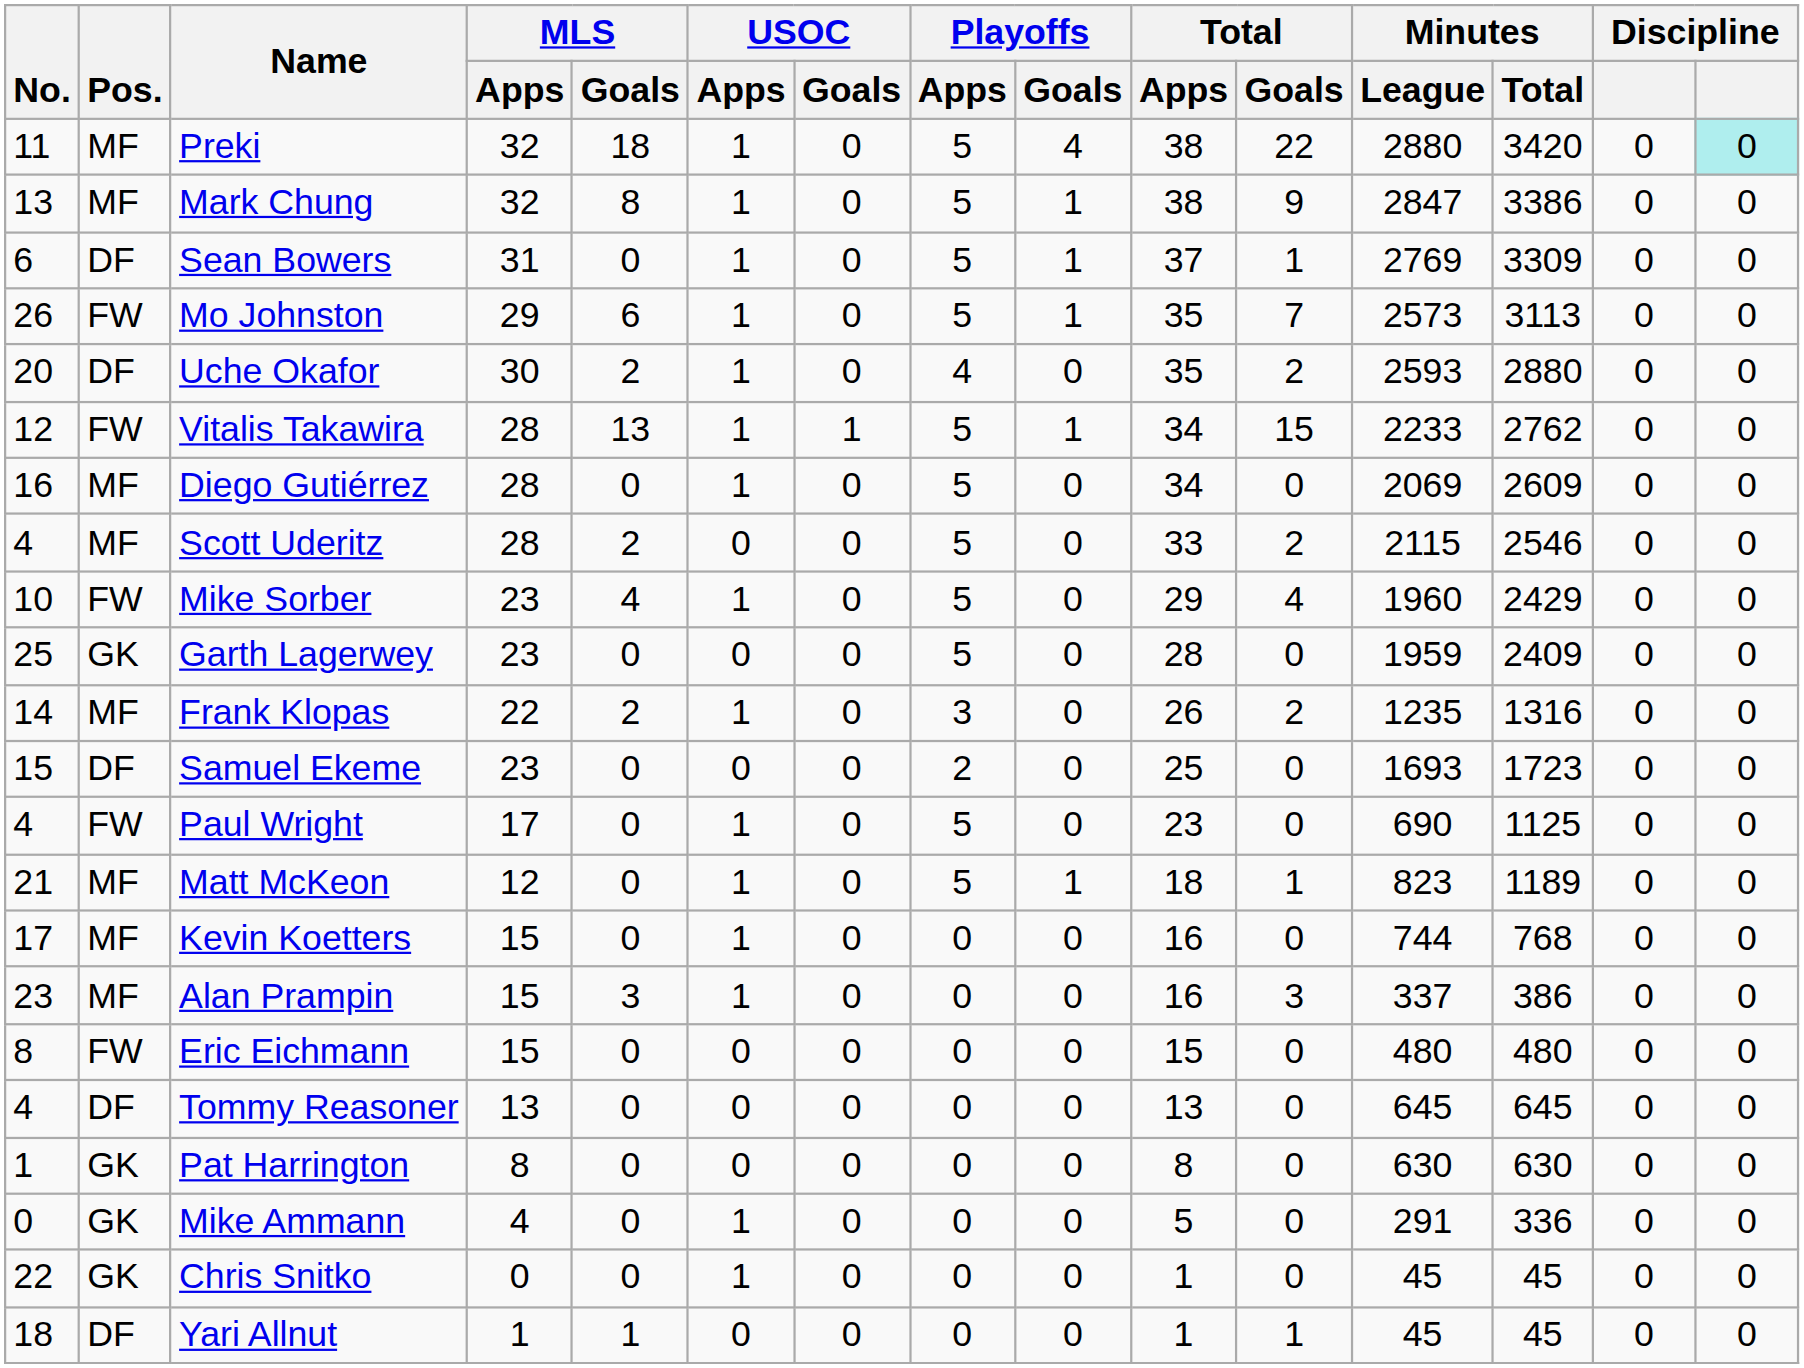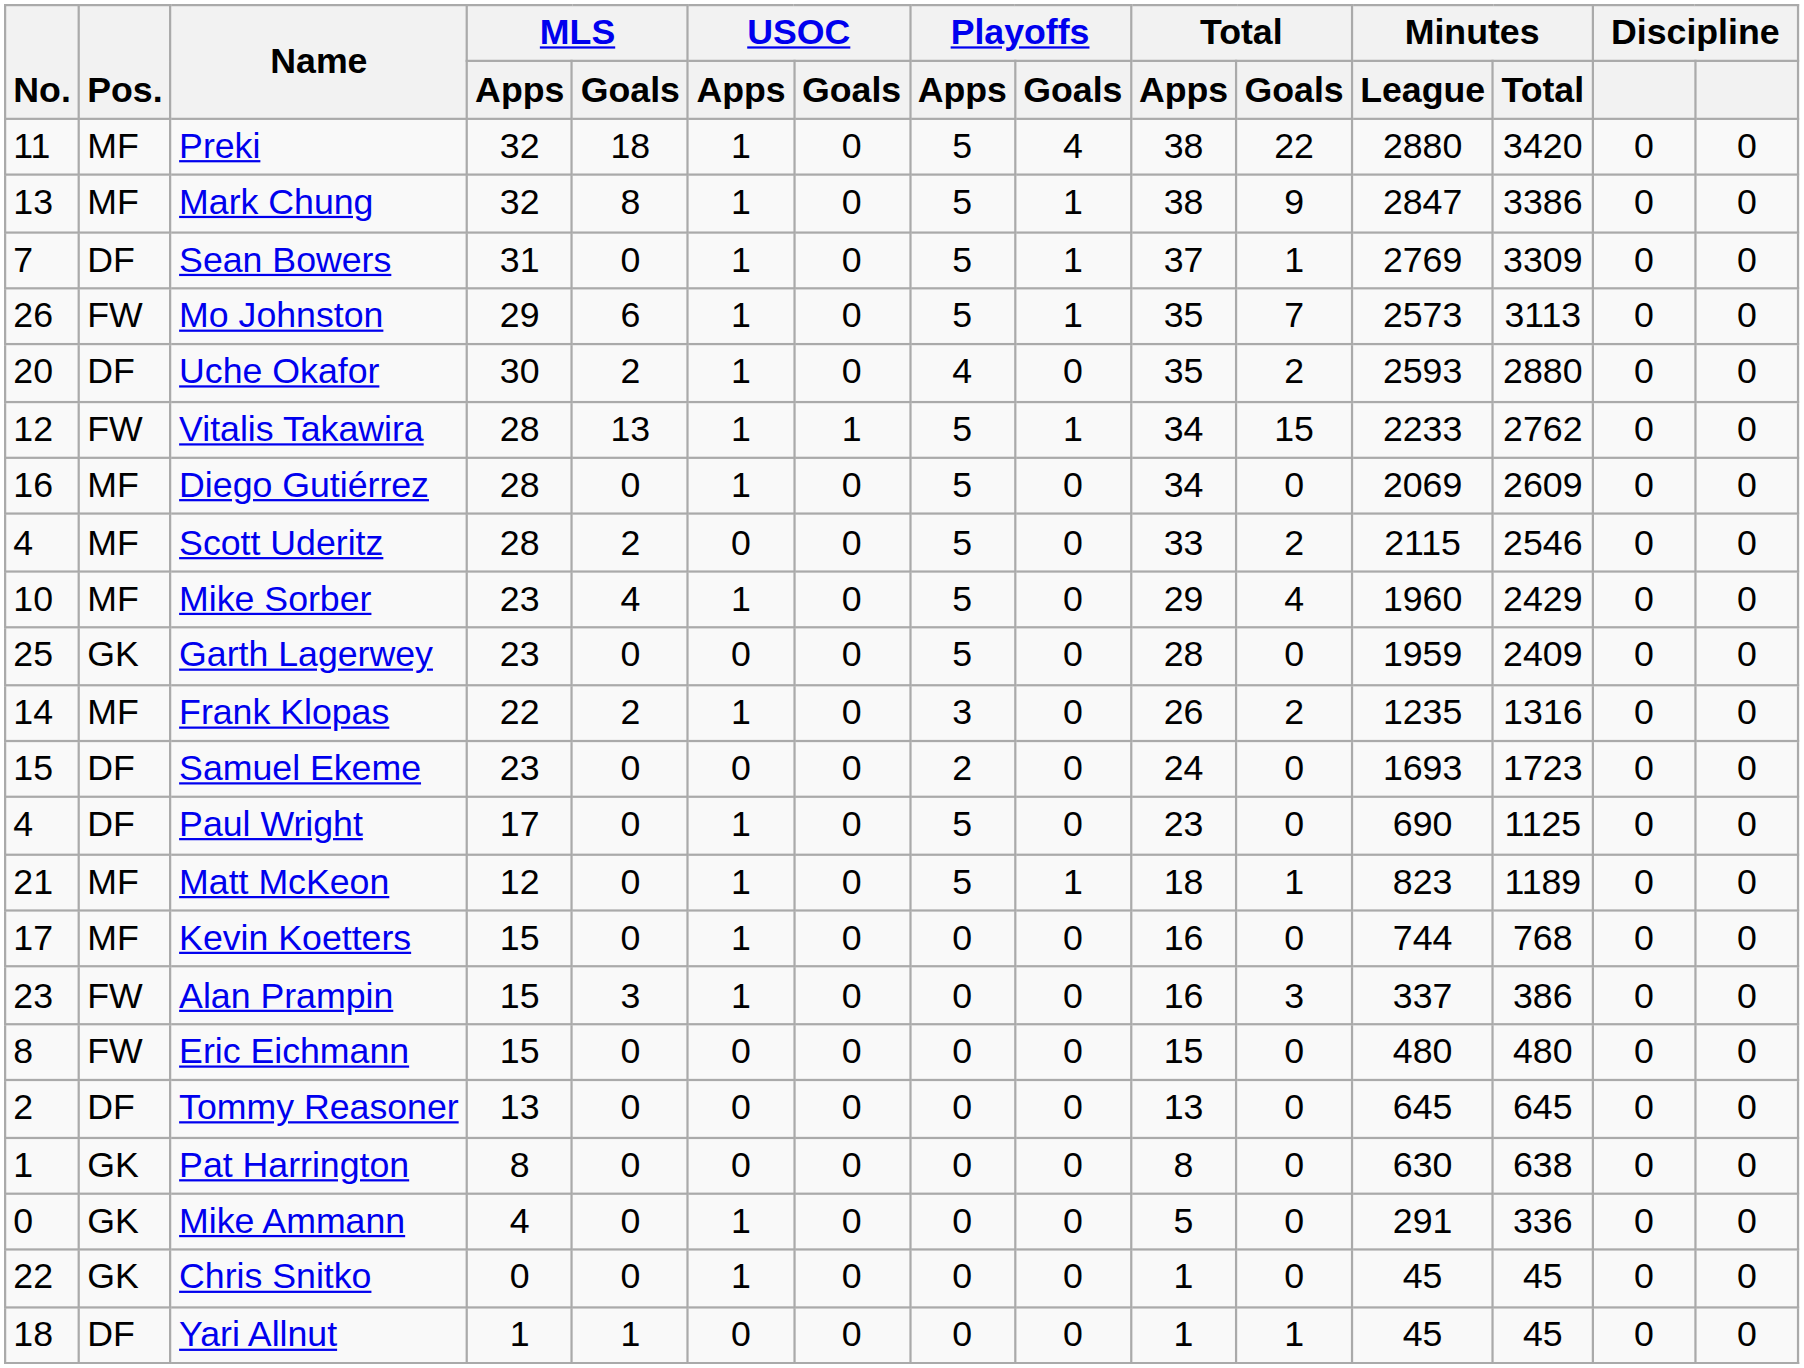(1747, 145) paleturquoise background -> (1747, 145) no background
(23, 259) 6 -> (23, 259) 7
(115, 598) FW -> (113, 598) MF
(1183, 768) 25 -> (1183, 768) 24
(115, 825) FW -> (111, 825) DF
(113, 994) MF -> (115, 994) FW
(23, 1107) 4 -> (23, 1107) 2
(1543, 1164) 630 -> (1543, 1164) 638
